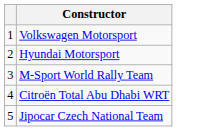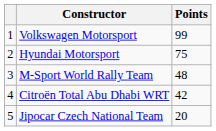+ column: (191, 14)
